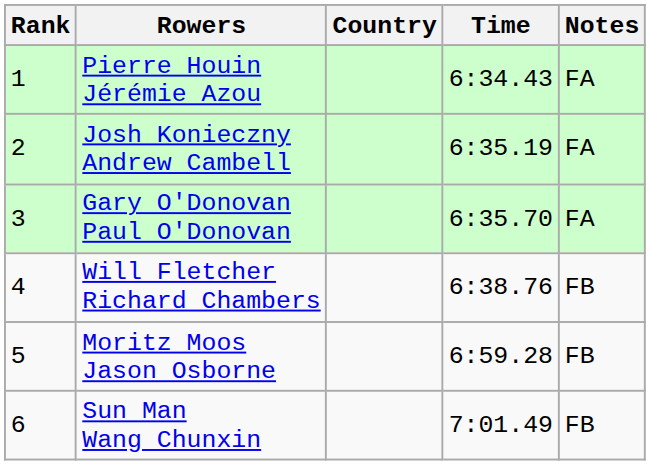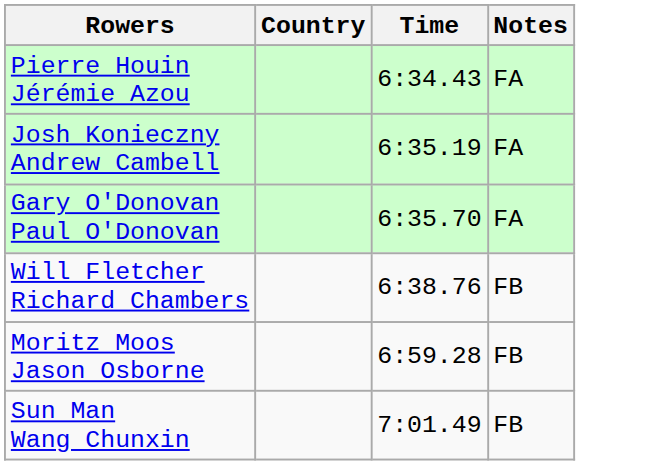- column: (41, 25)
